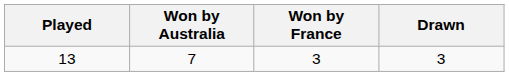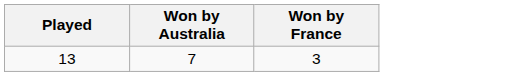- column: (441, 25)
